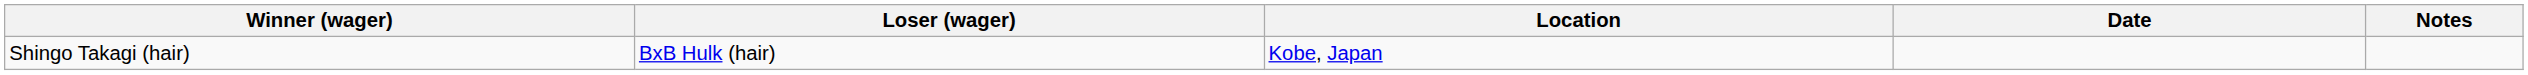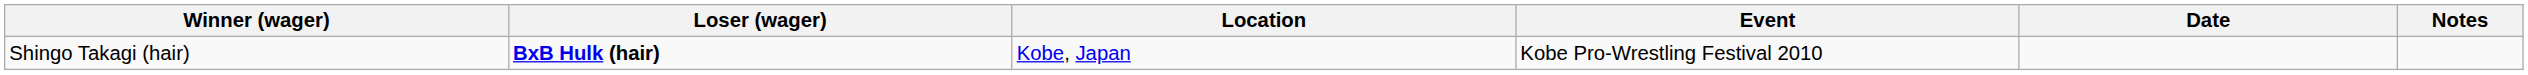+ column: (1767, 20)
(707, 52) normal -> (586, 52) bold
